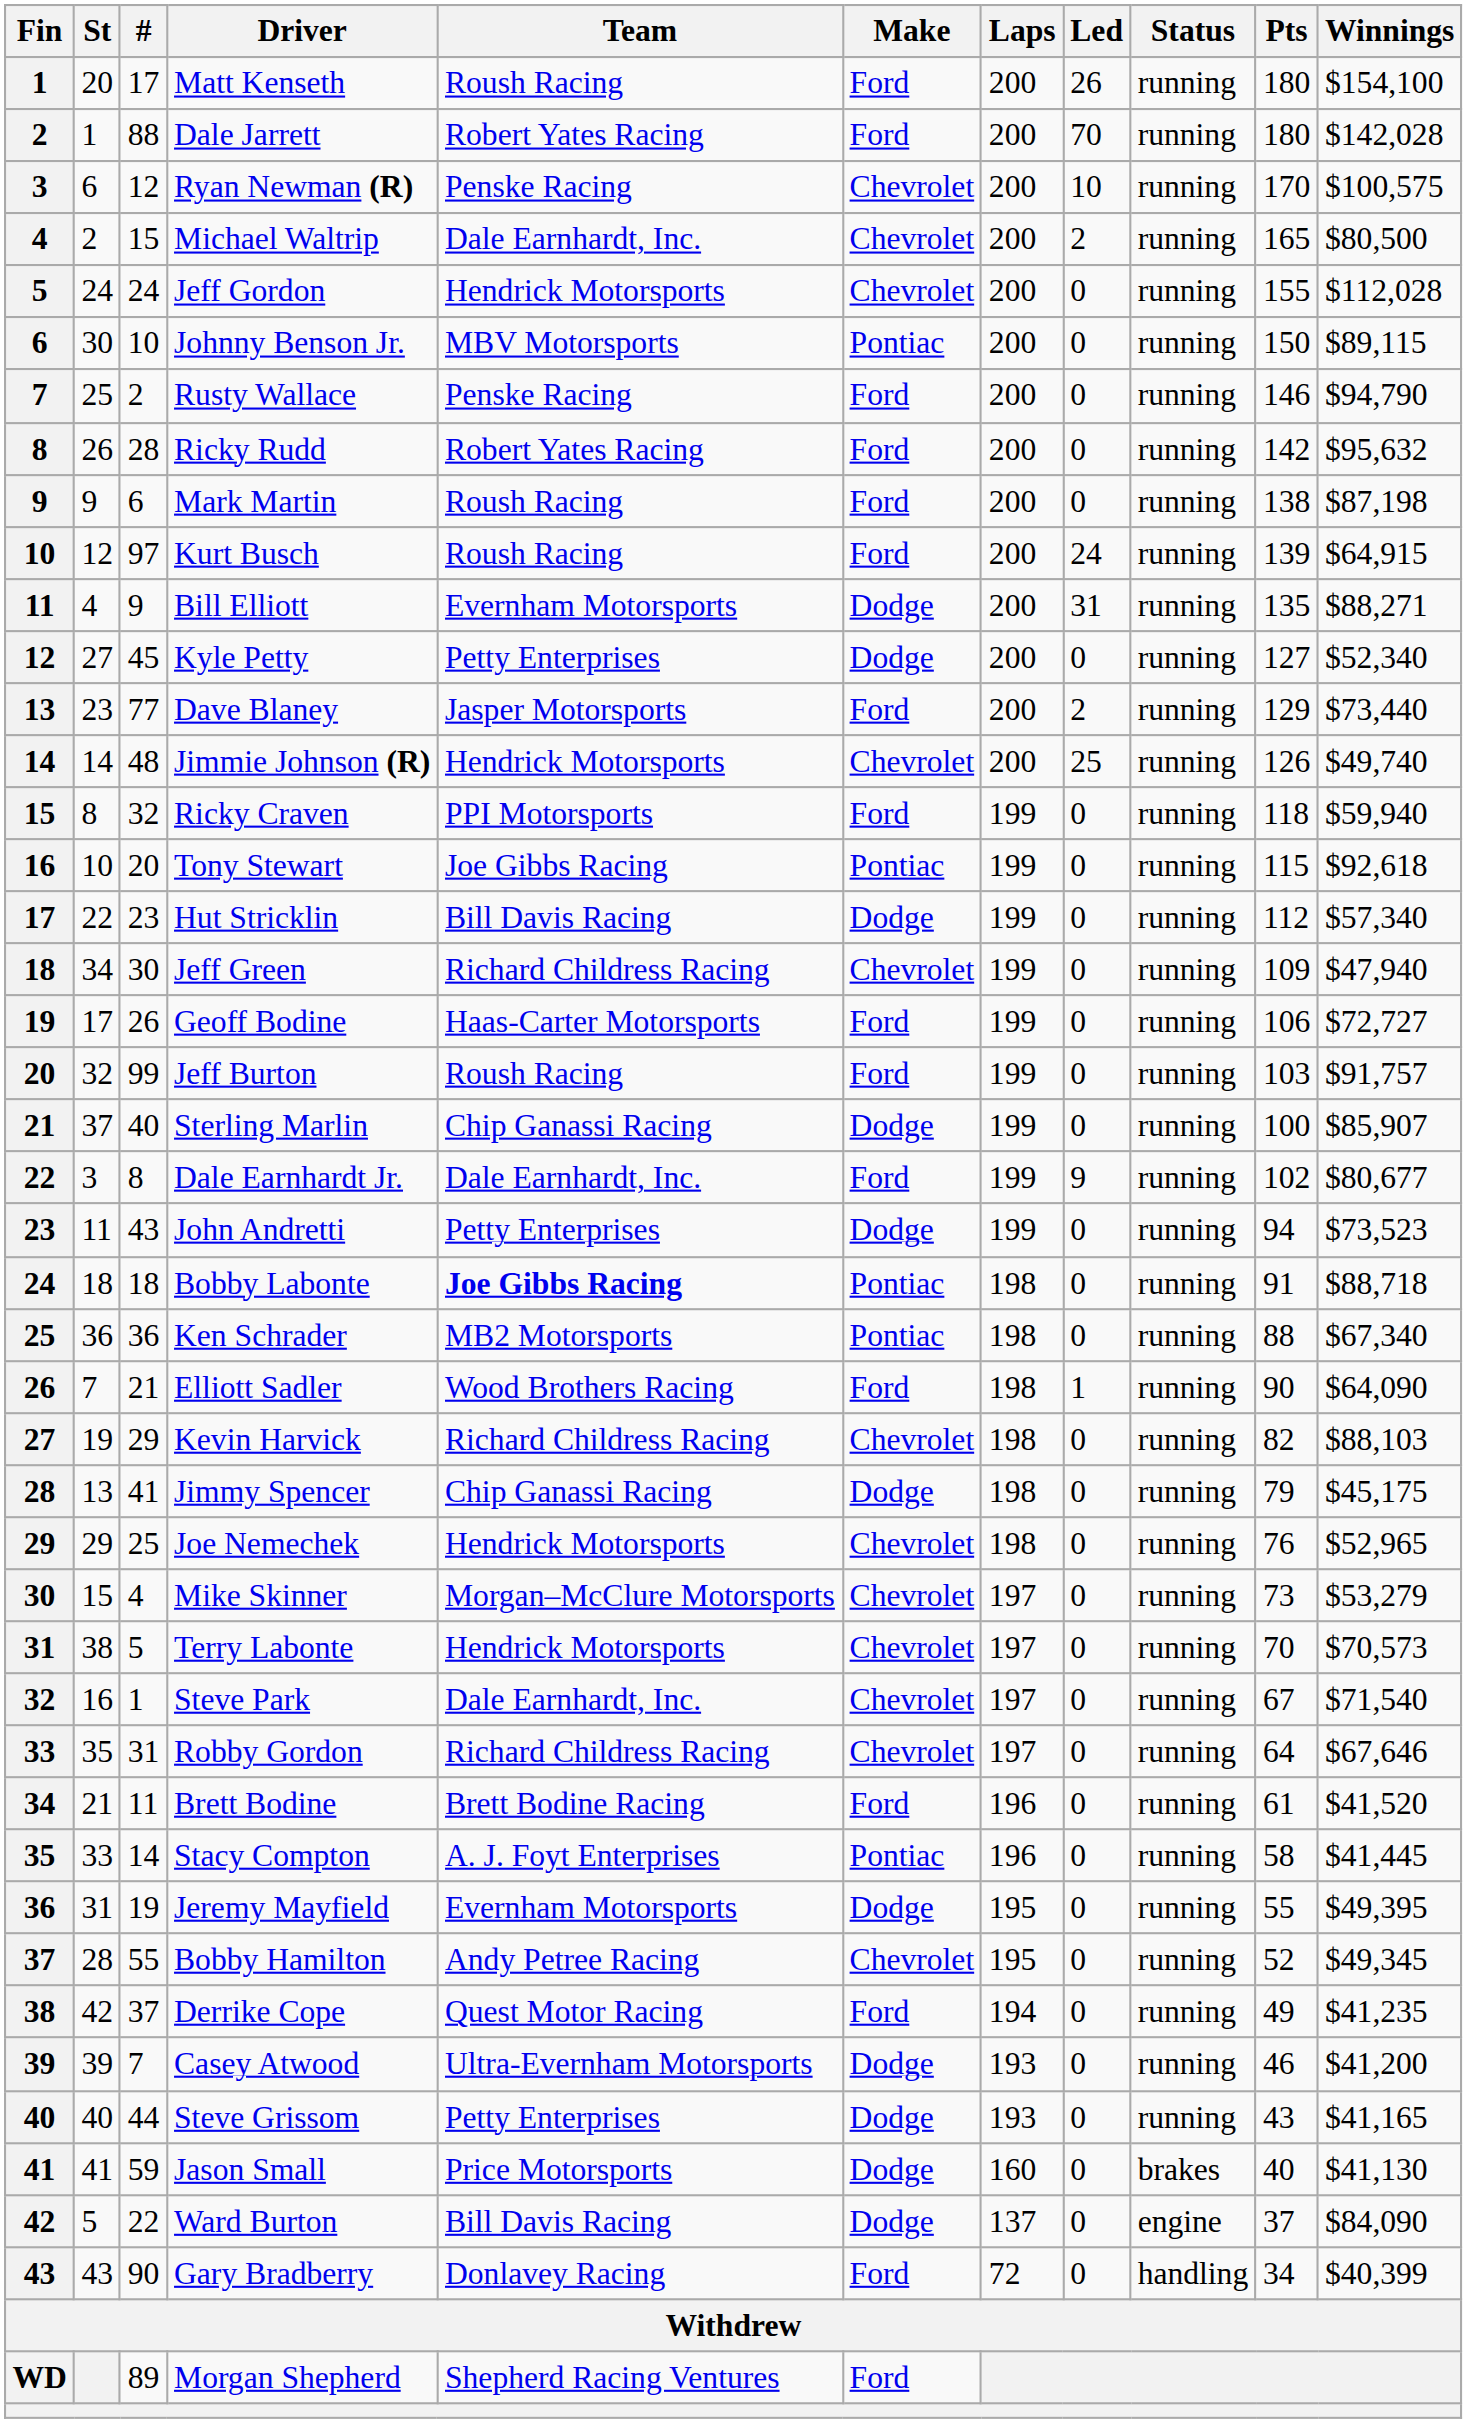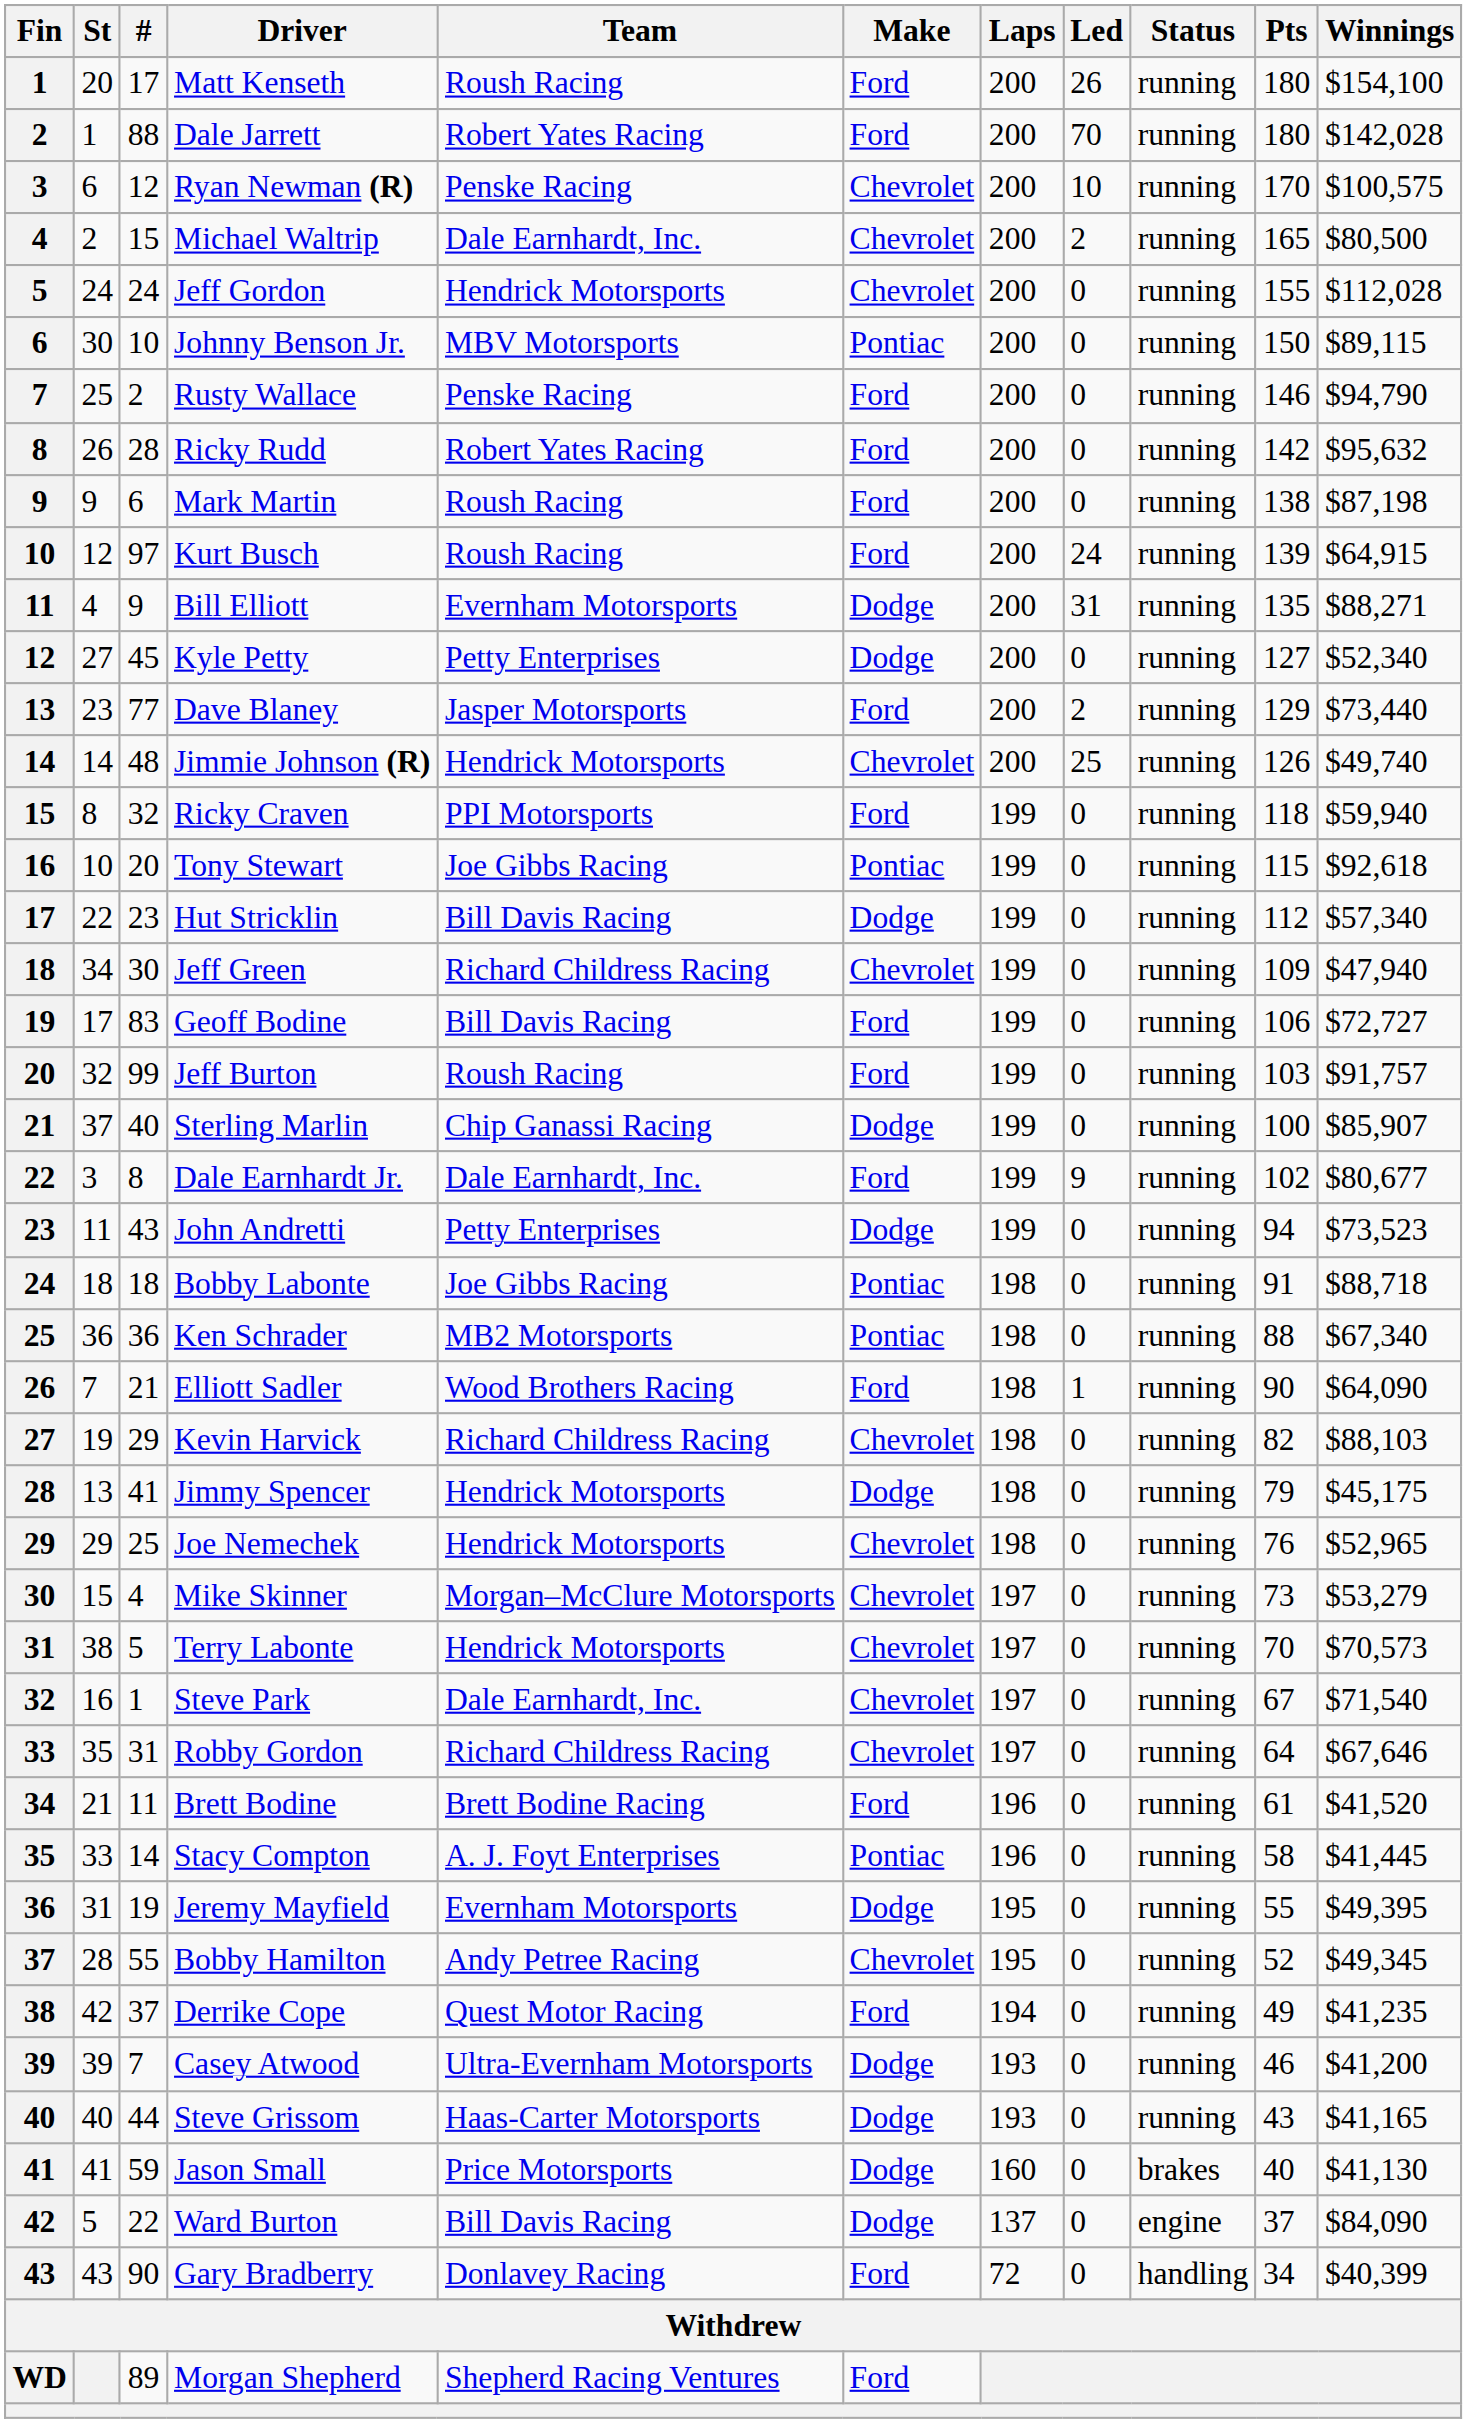(144, 1021) 26 -> (144, 1021) 83
(602, 1021) Haas-Carter Motorsports -> (558, 1021) Bill Davis Racing
(563, 1281) bold -> (556, 1281) normal
(578, 1490) Chip Ganassi Racing -> (585, 1490) Hendrick Motorsports
(552, 2115) Petty Enterprises -> (602, 2115) Haas-Carter Motorsports
